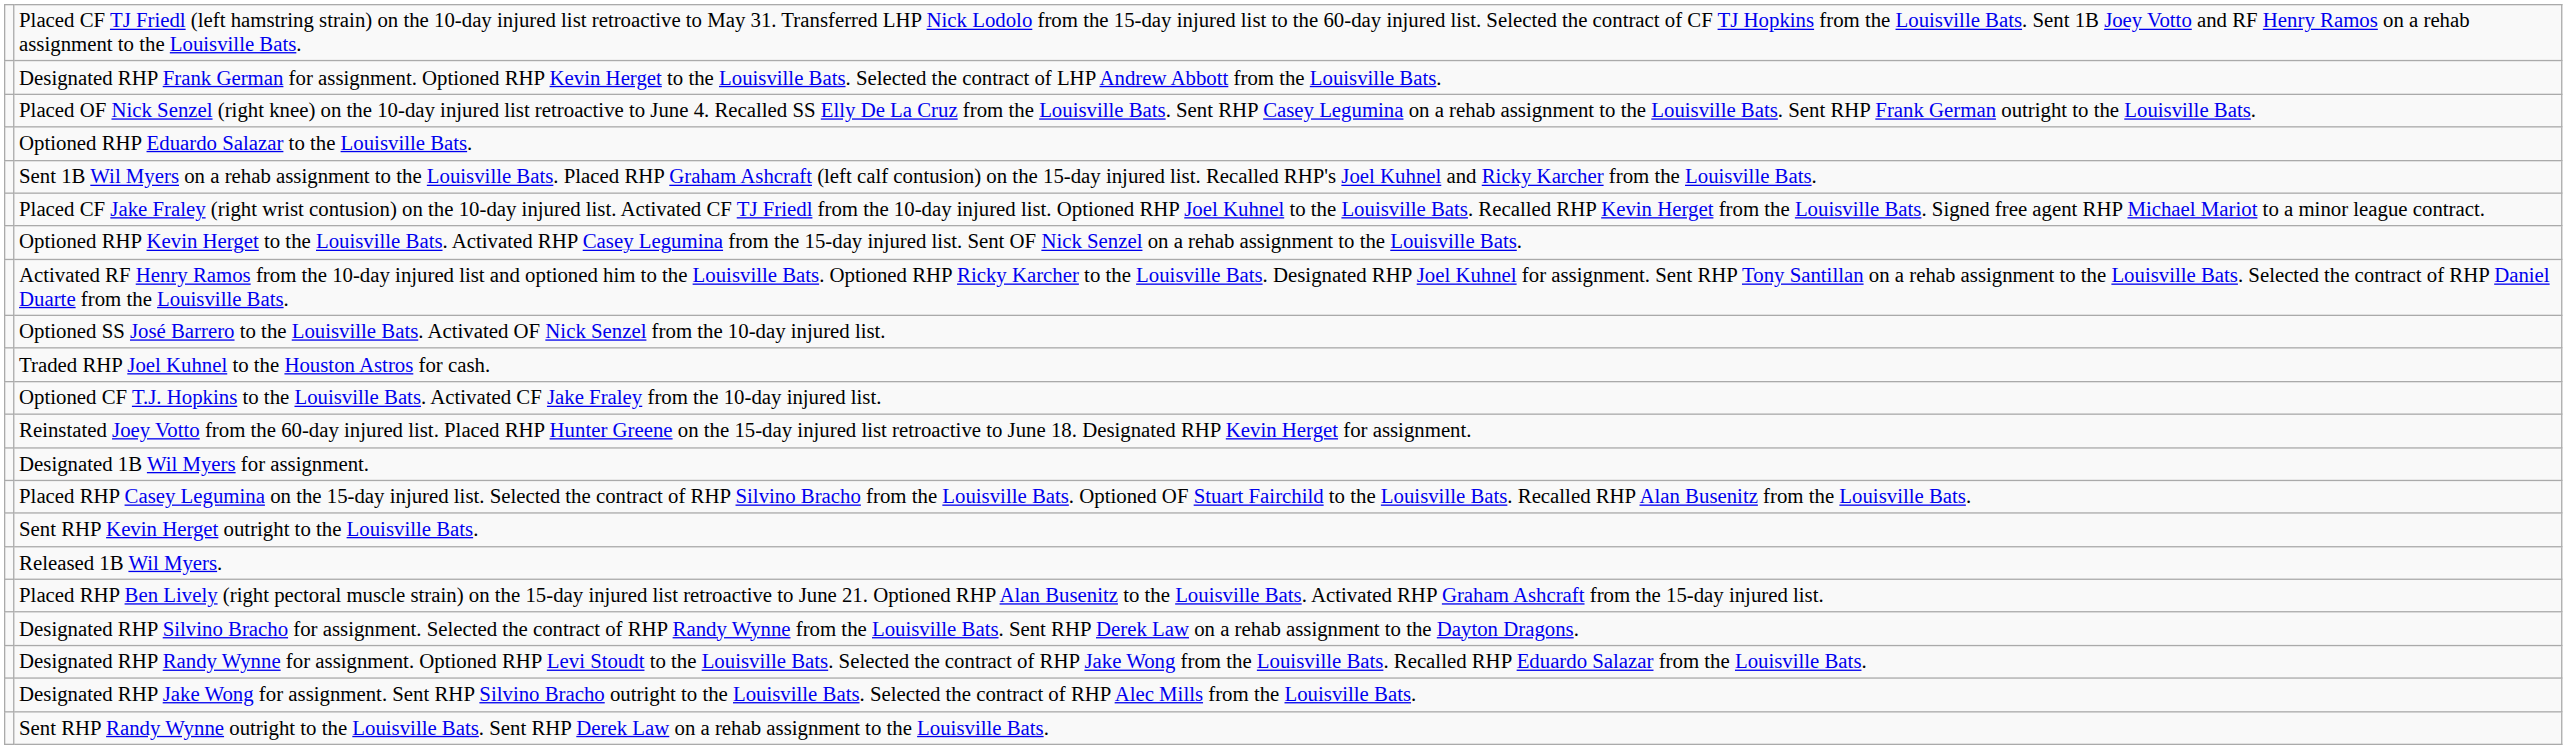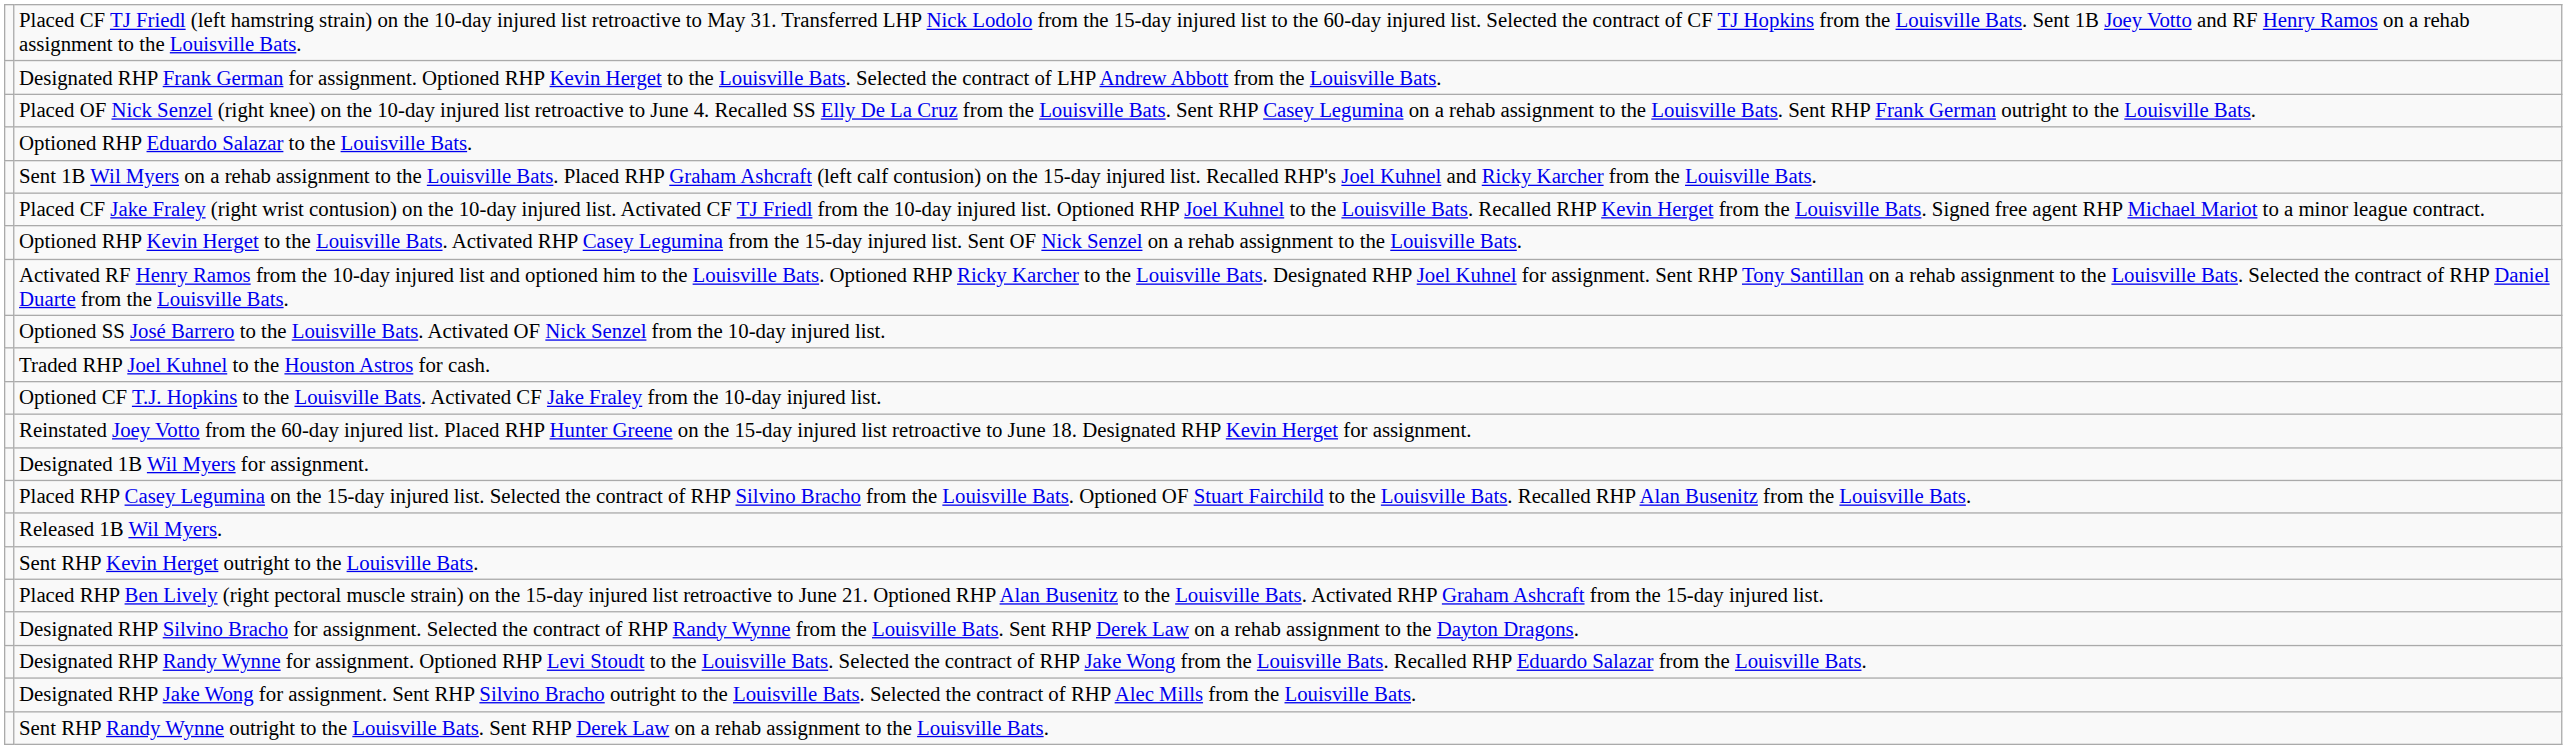rows swapped: (249, 529) <-> (121, 562)
